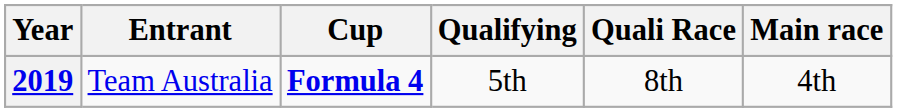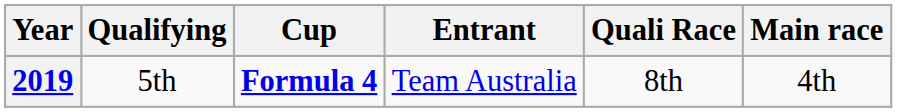columns swapped: (180, 30) <-> (507, 30)
